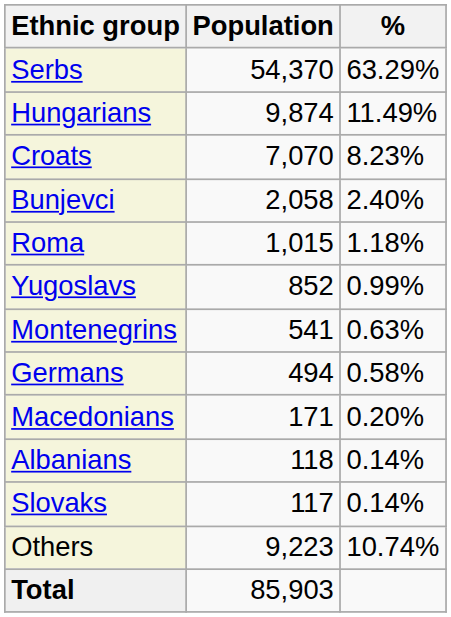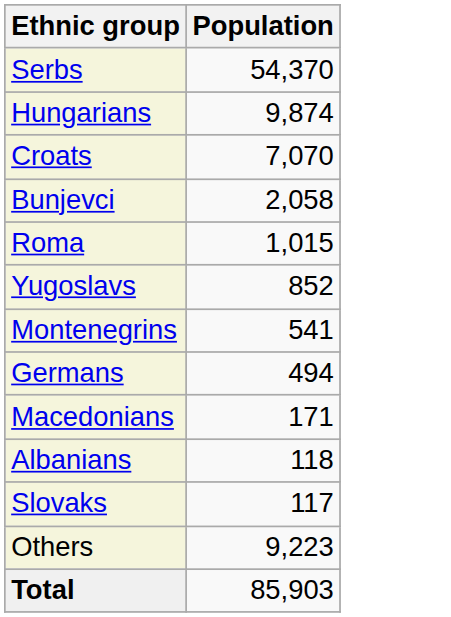- column: (393, 26)
